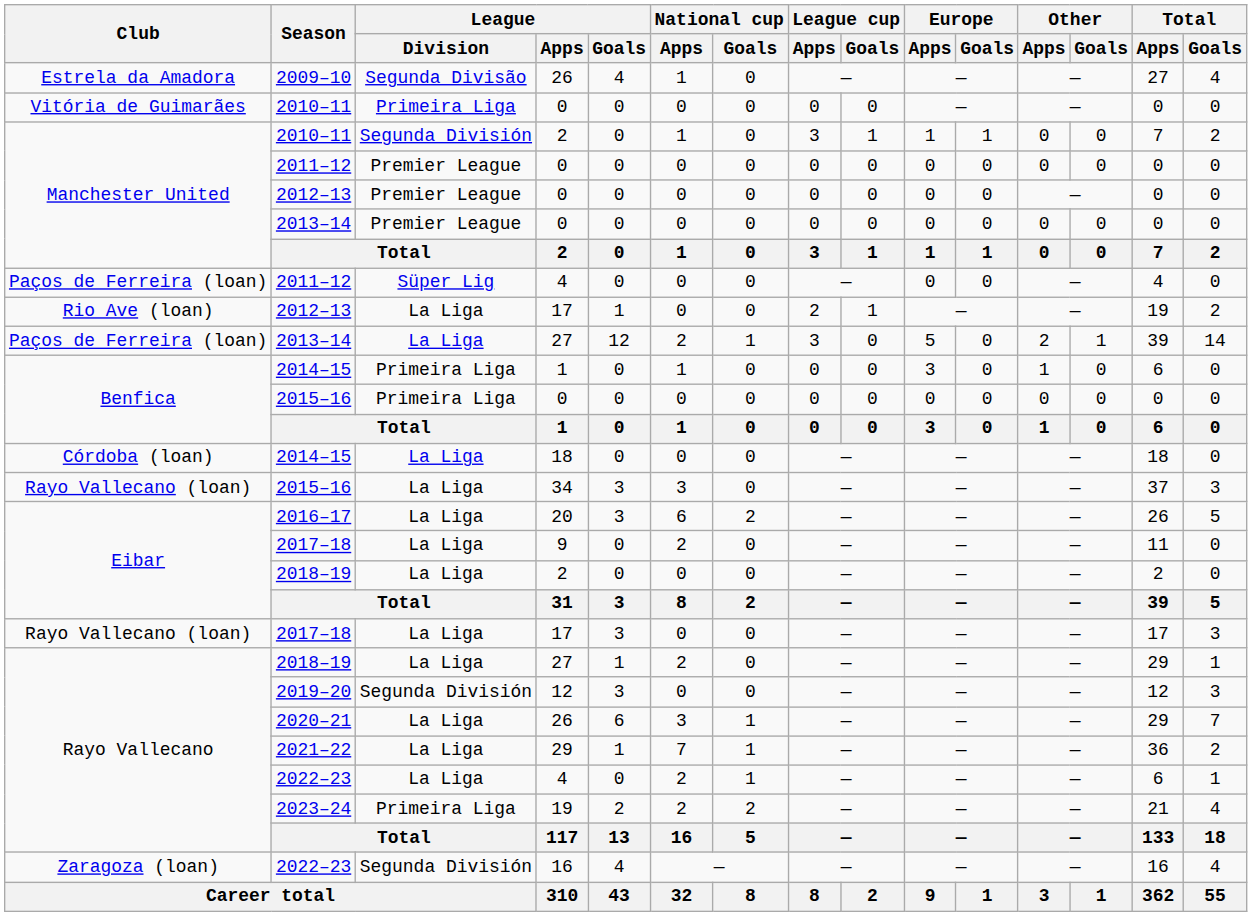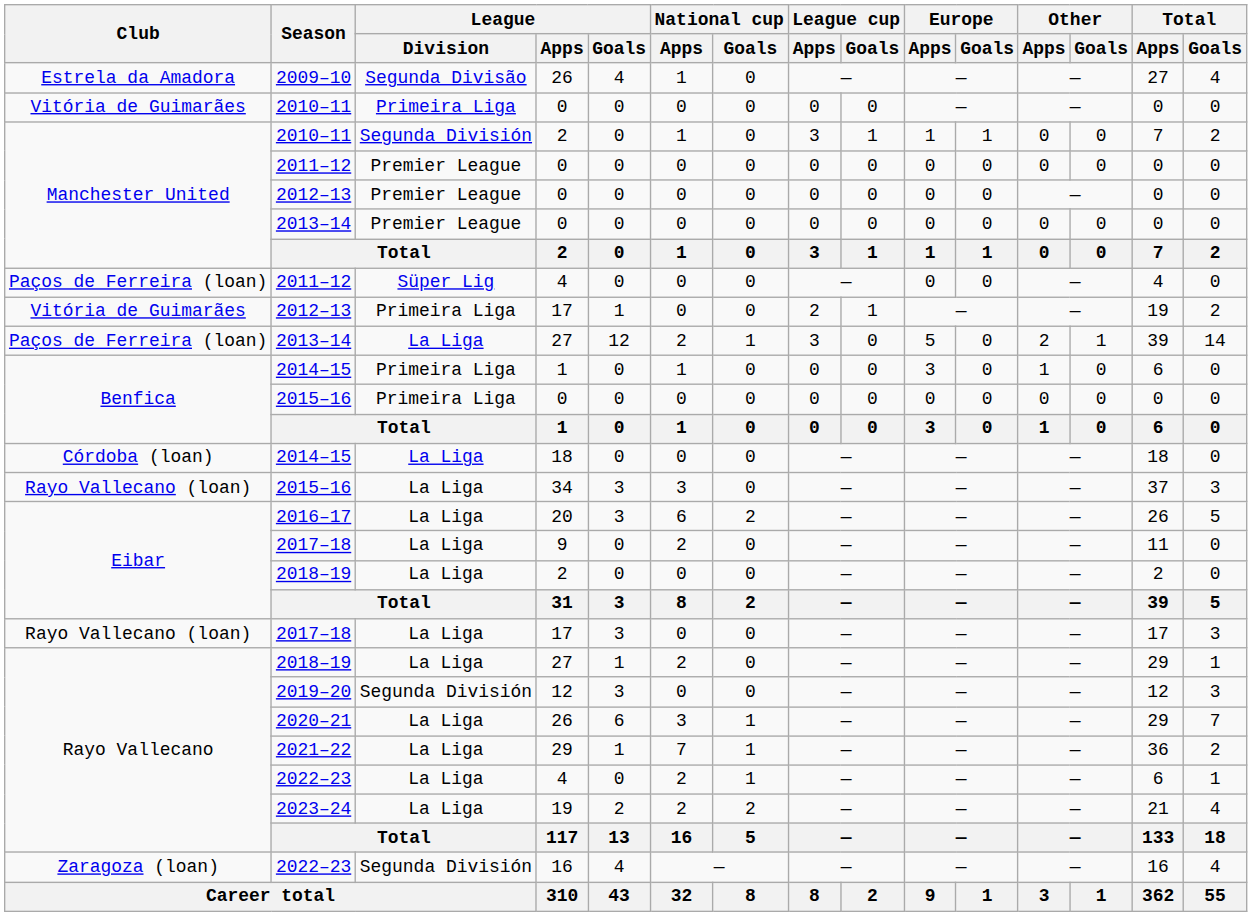(138, 312) Rio Ave (loan) -> (138, 312) Vitória de Guimarães
(446, 312) La Liga -> (446, 312) Primeira Liga
(446, 809) Primeira Liga -> (446, 809) La Liga
